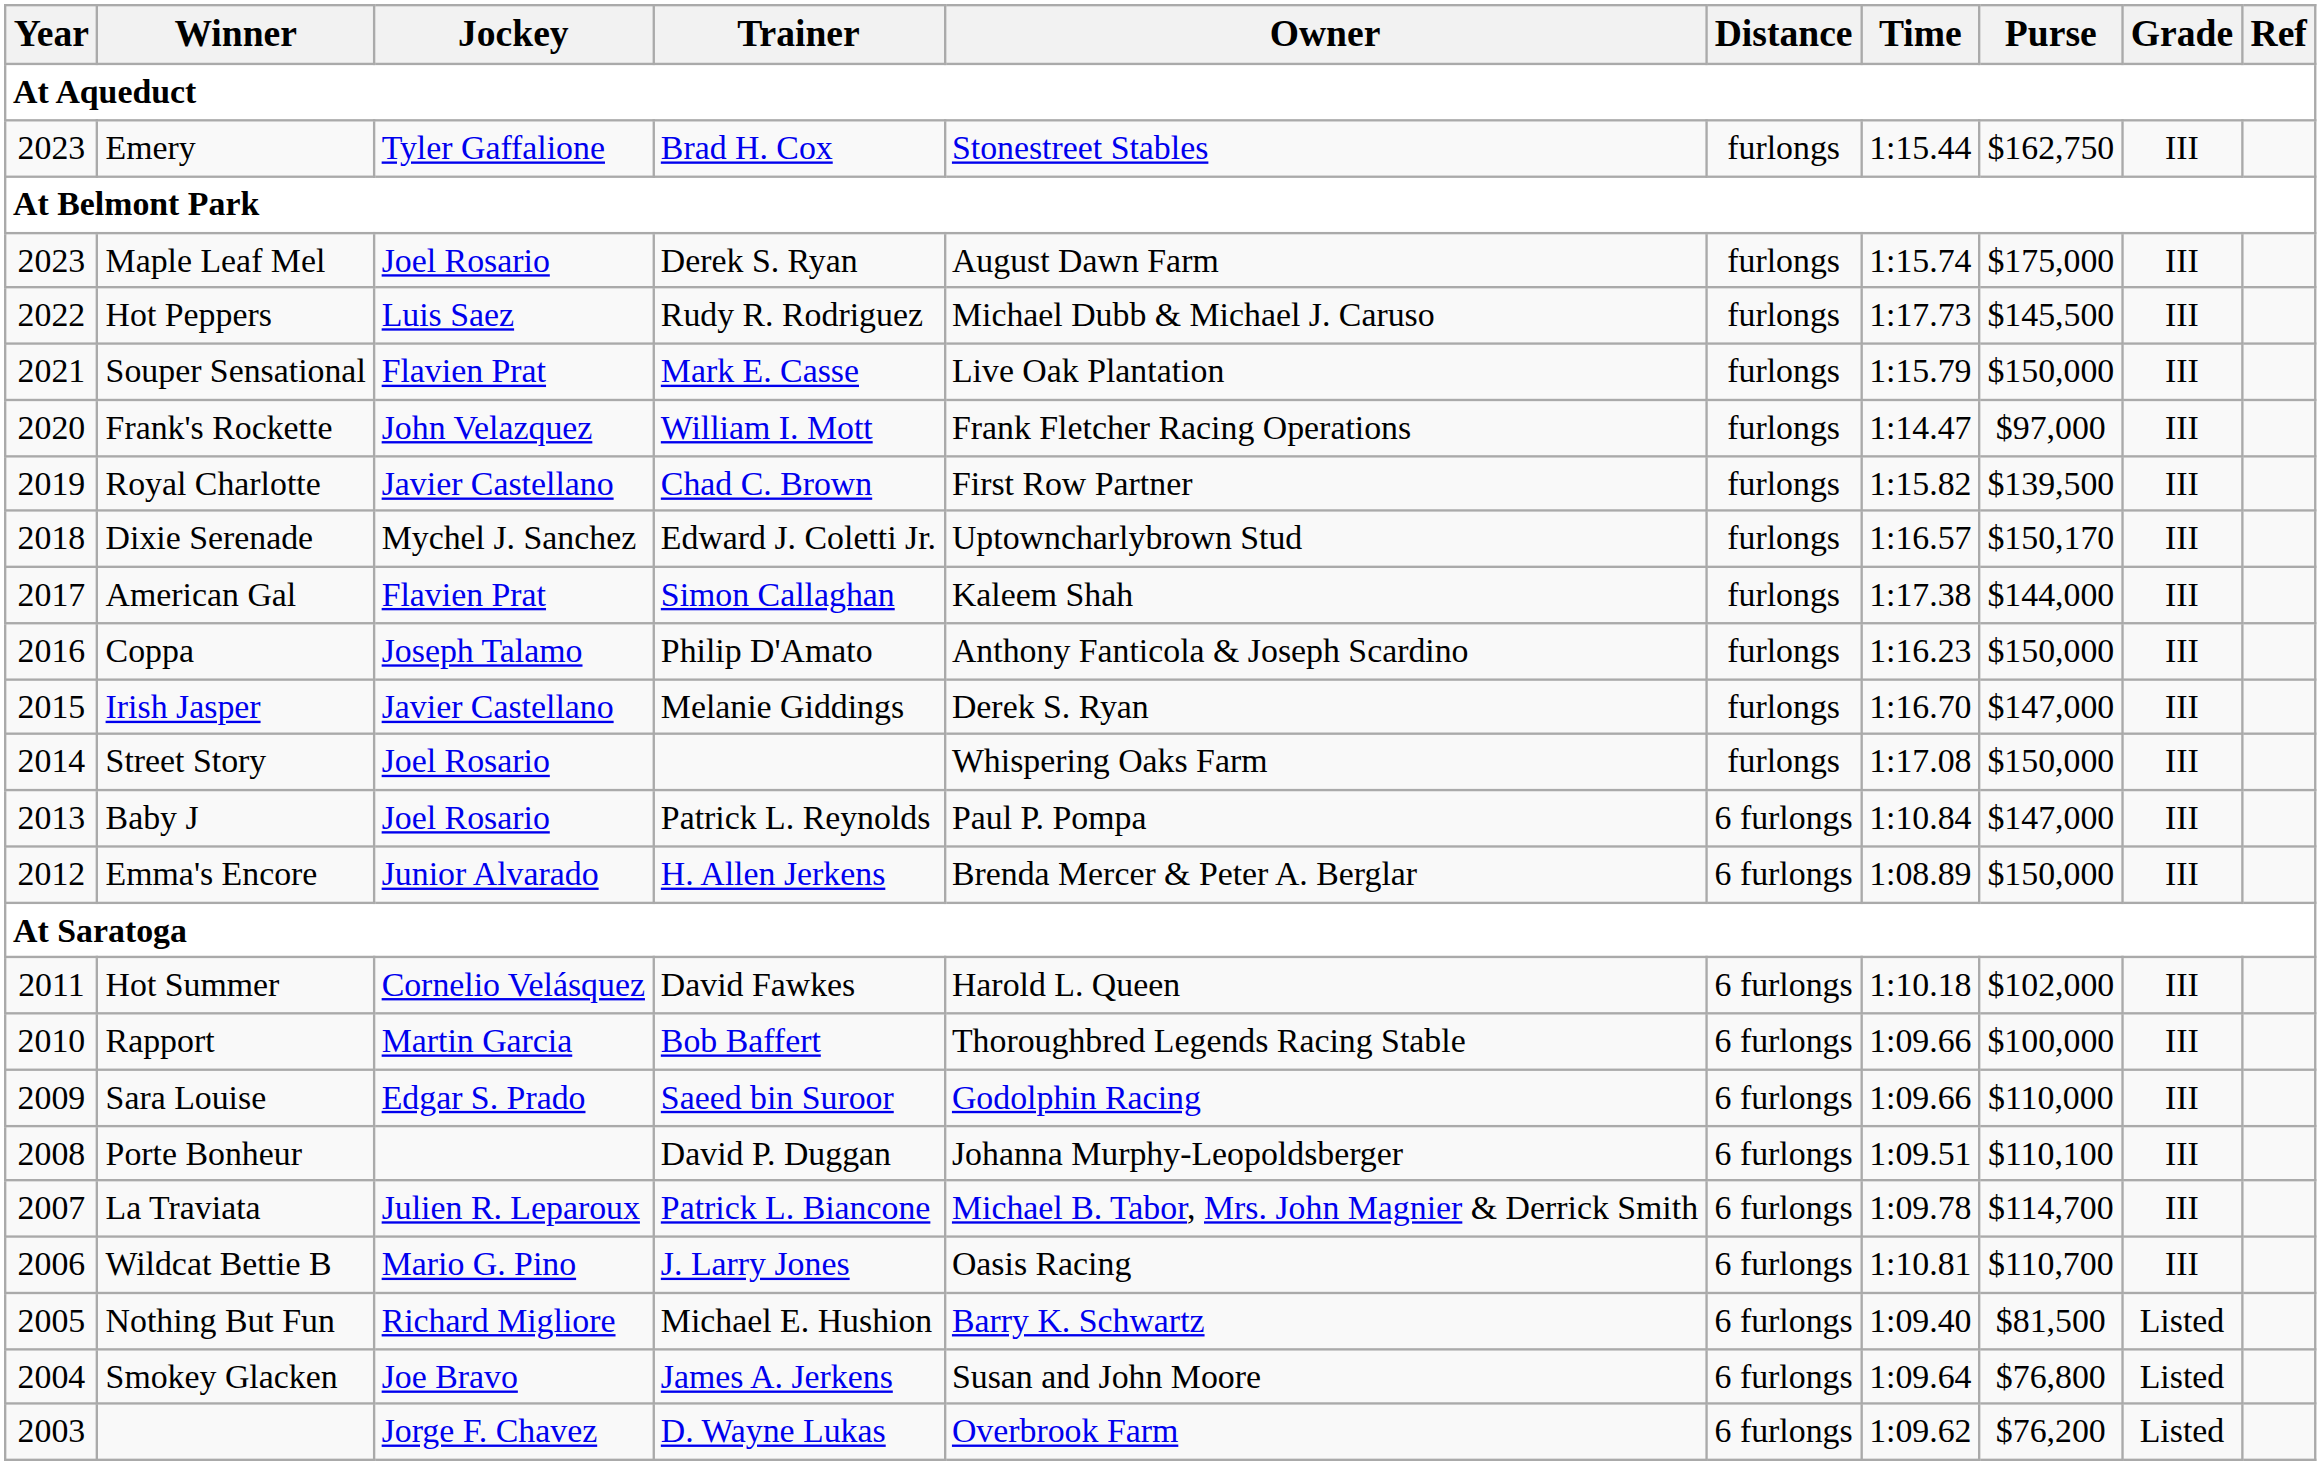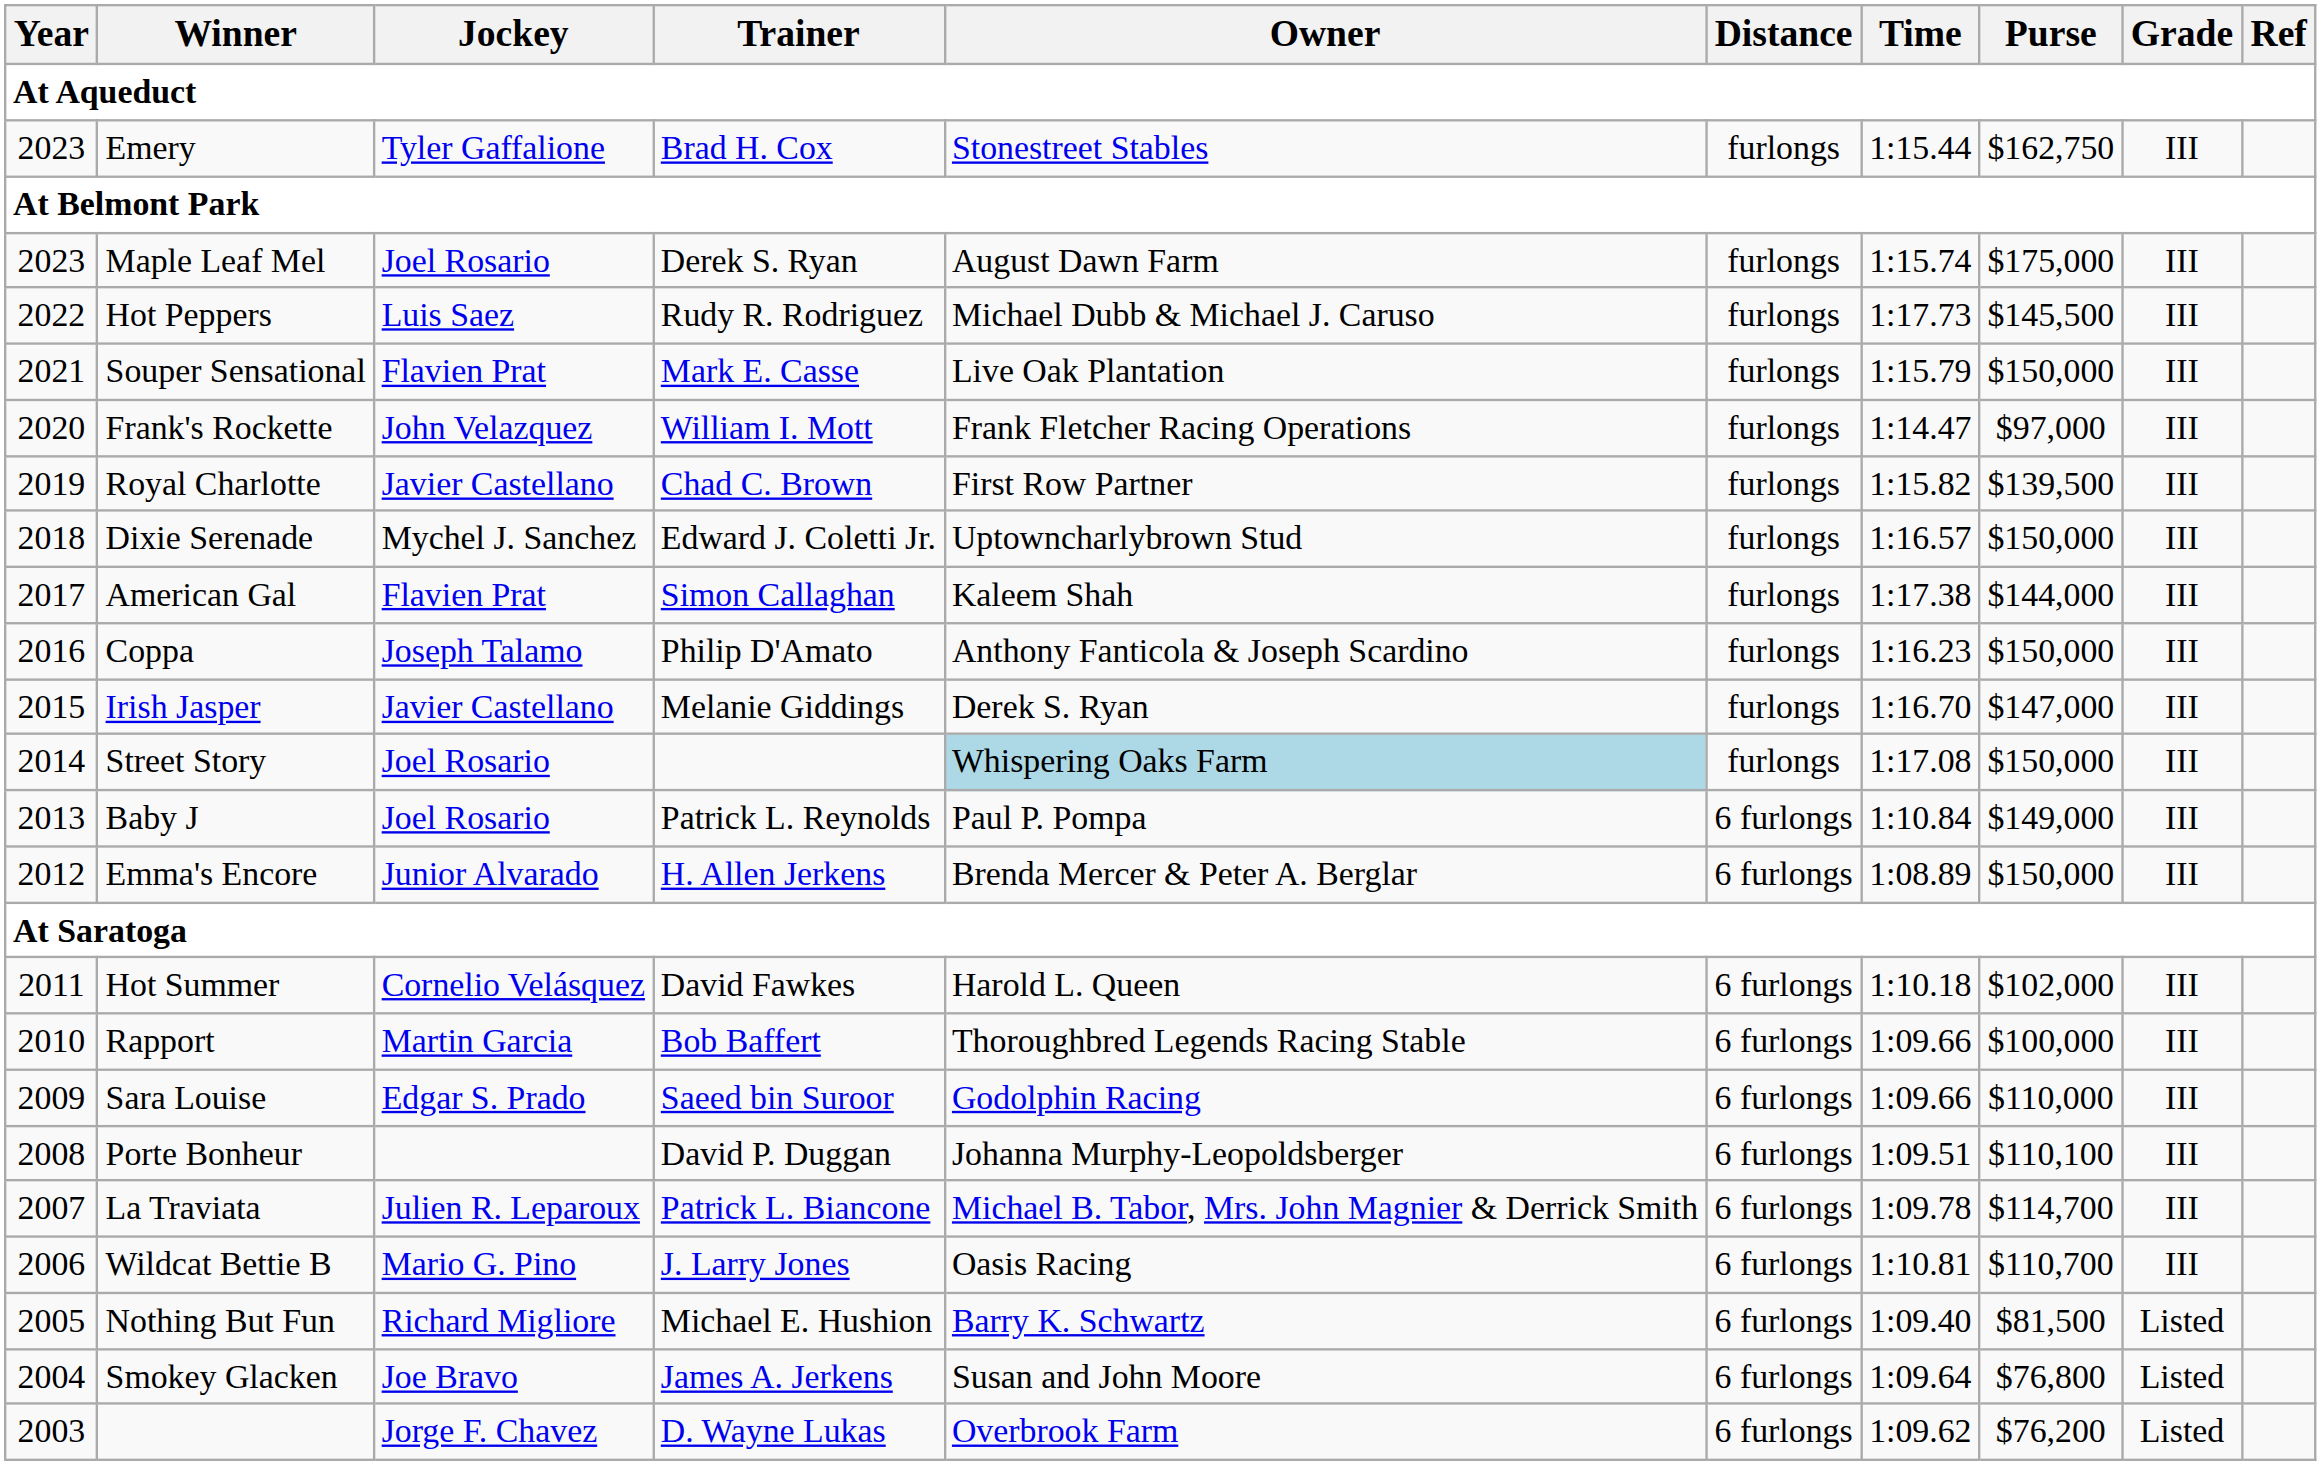(2051, 538) $150,170 -> (2051, 538) $150,000
(1110, 761) no background -> (1110, 761) lightblue background
(2051, 817) $147,000 -> (2051, 817) $149,000
